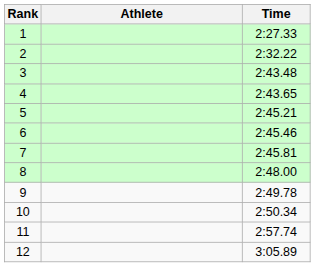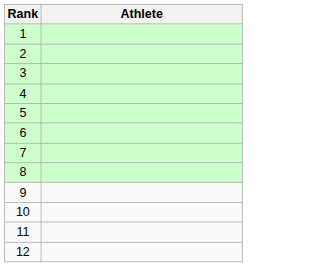- column: (276, 14)
